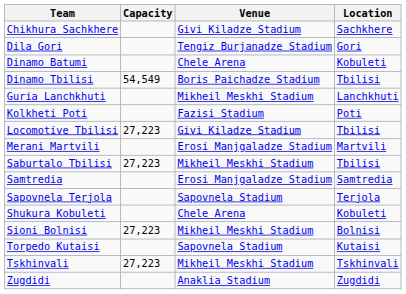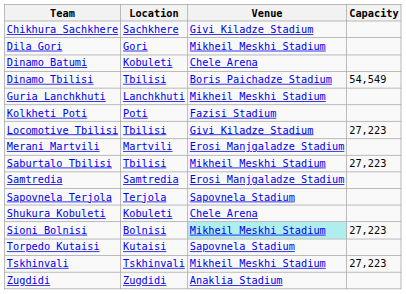columns swapped: (368, 13) <-> (148, 13)
(255, 46) Tengiz Burjanadze Stadium -> (258, 46) Mikheil Meskhi Stadium
(245, 230) no background -> (258, 230) paleturquoise background
